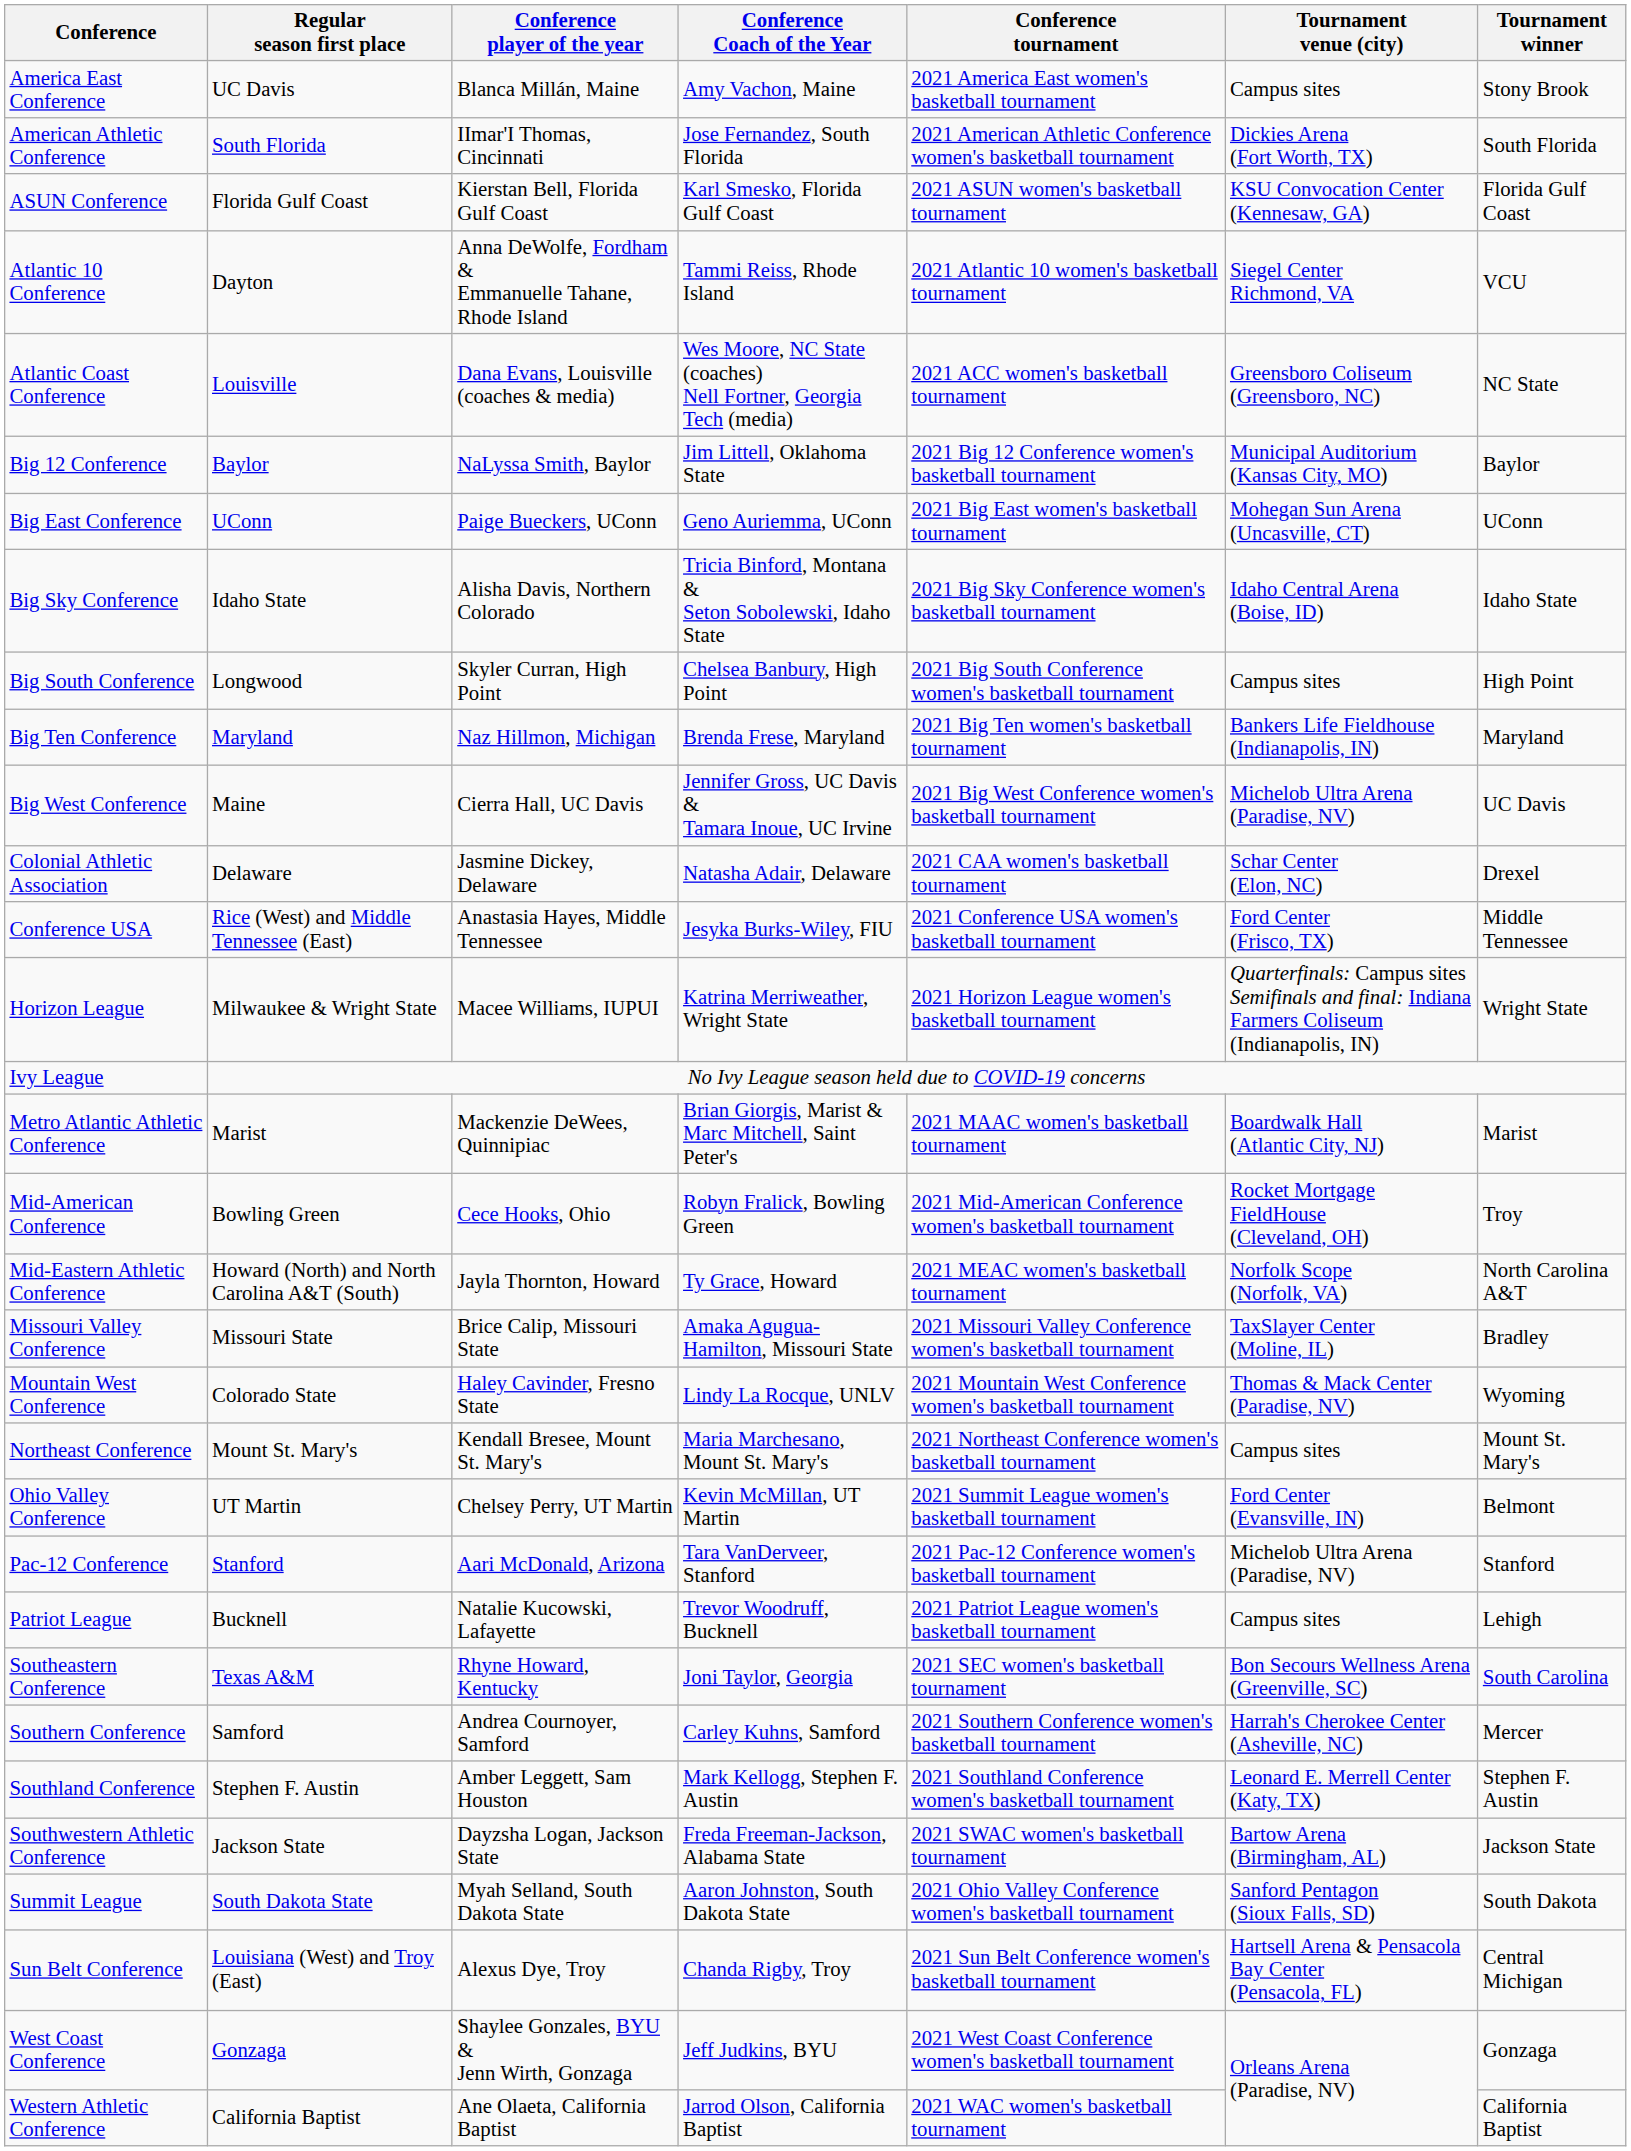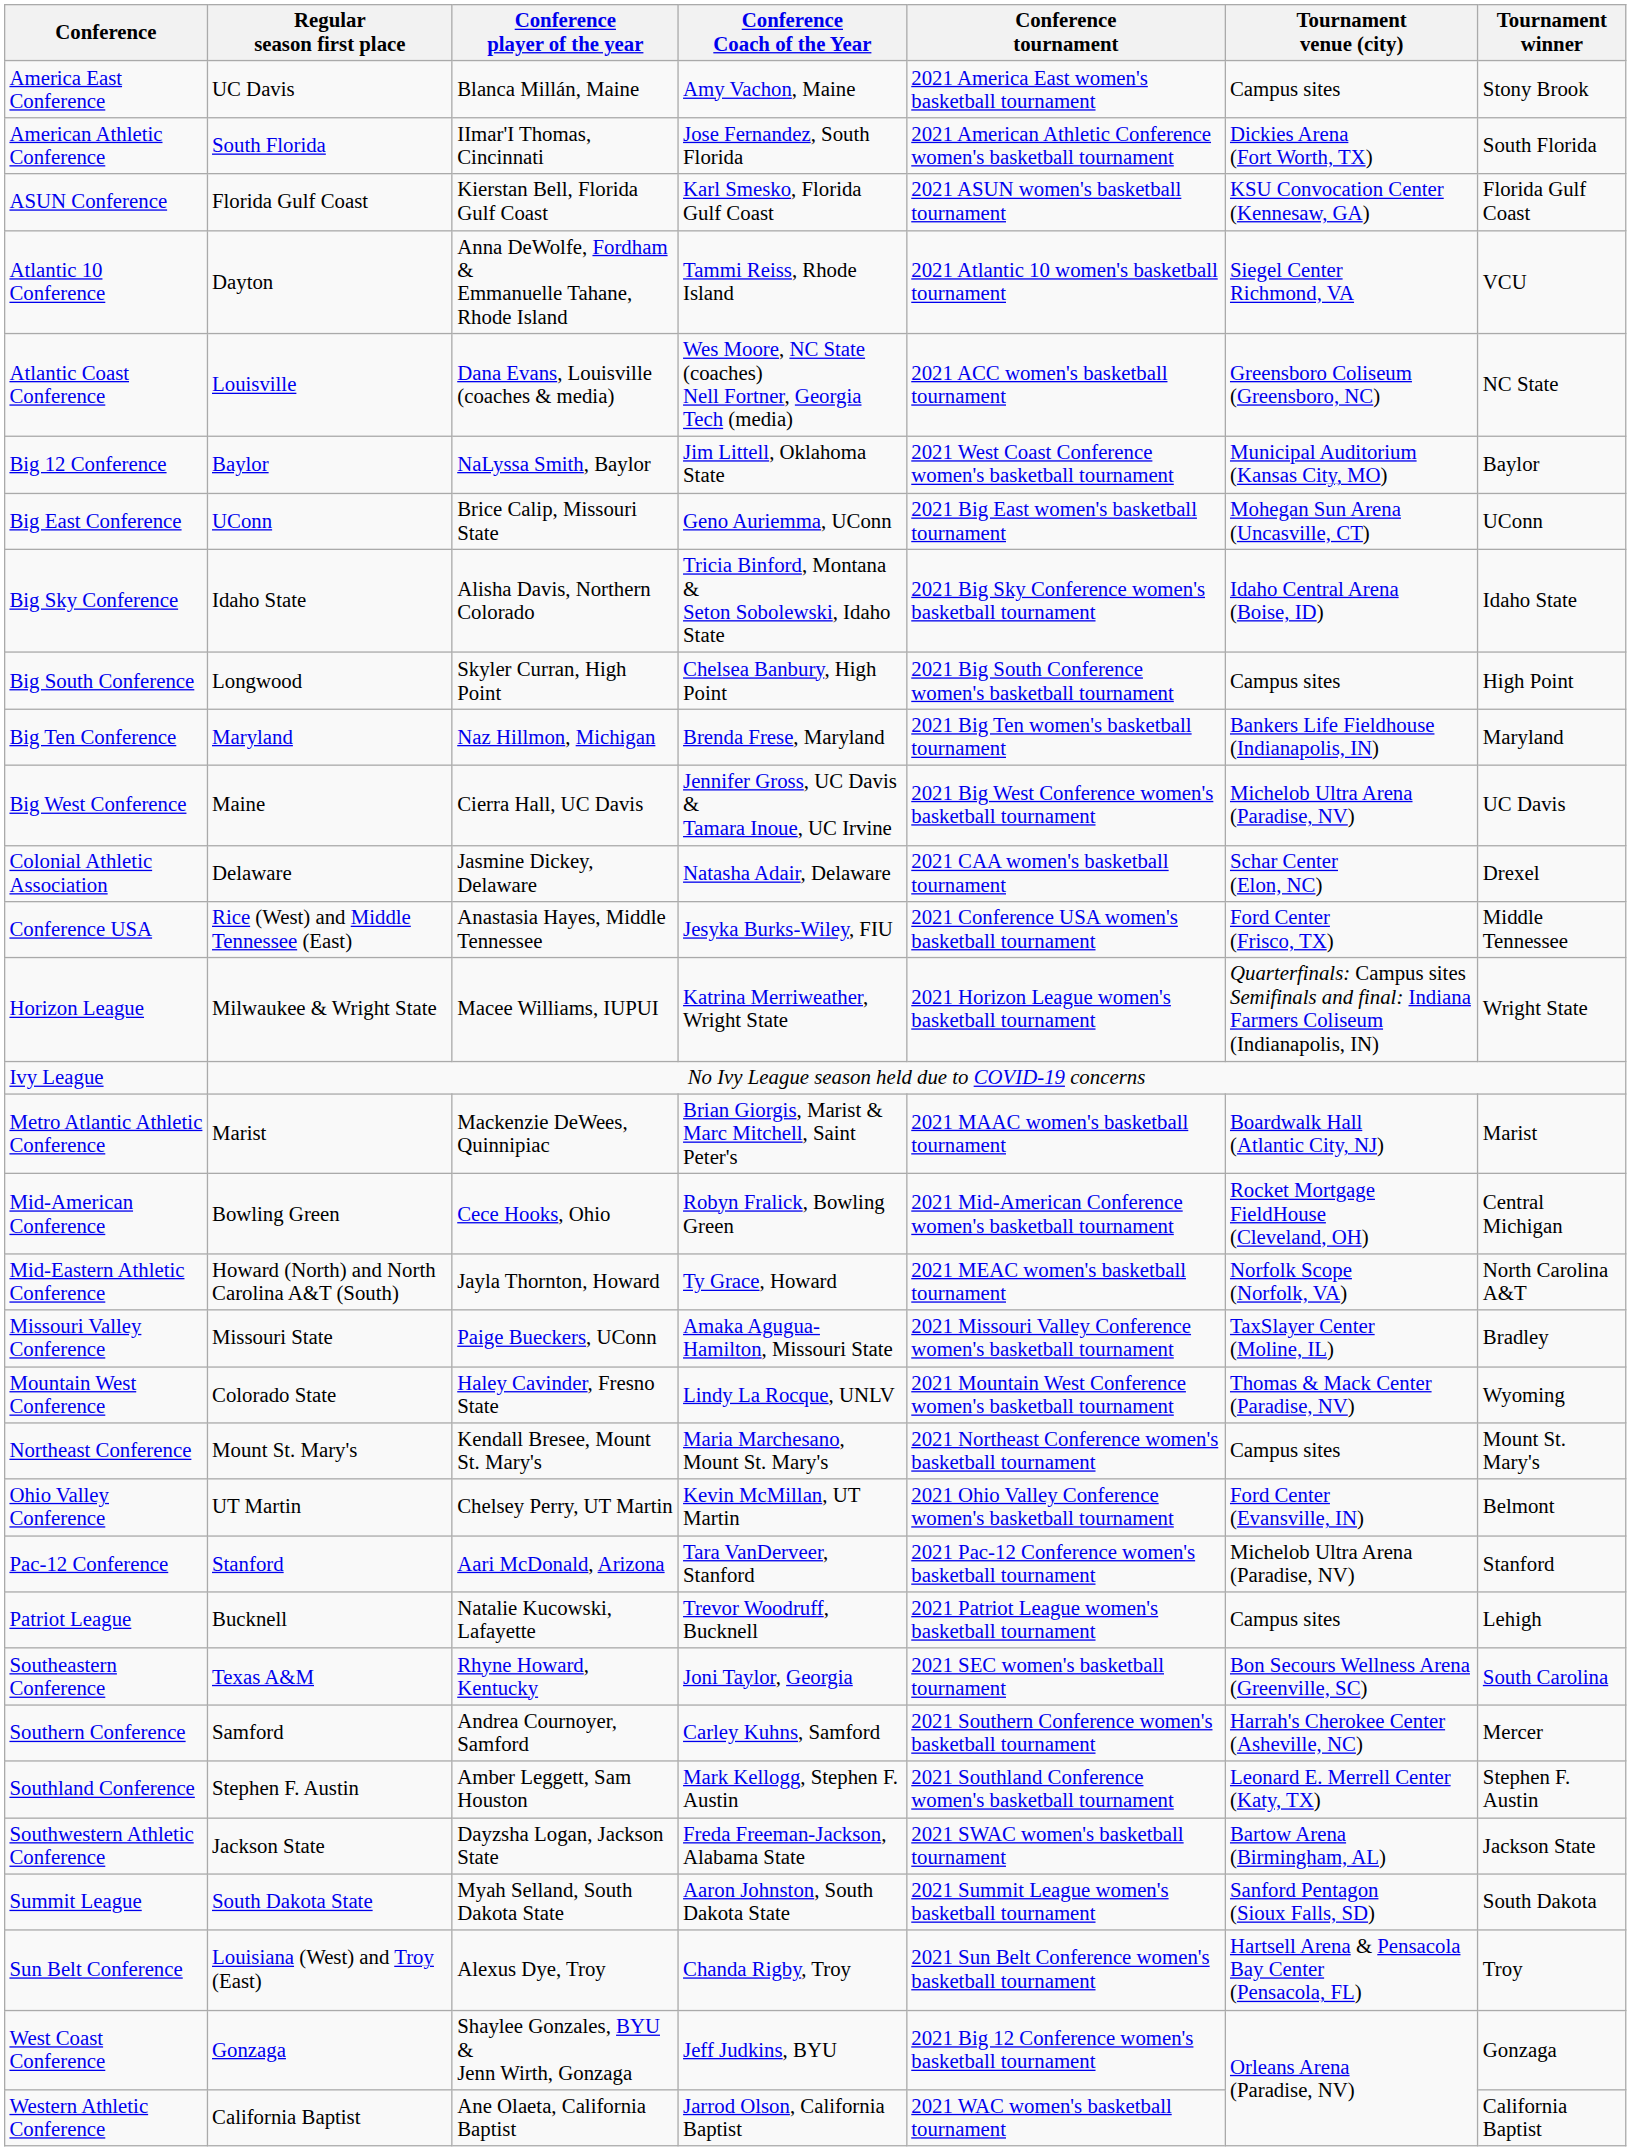(1052, 464) 2021 Big 12 Conference women's basketball tournament -> (1043, 464) 2021 West Coast Conference women's basketball tournament
(557, 521) Paige Bueckers, UConn -> (547, 521) Brice Calip, Missouri State
(1503, 1213) Troy -> (1523, 1213) Central Michigan
(547, 1338) Brice Calip, Missouri State -> (557, 1338) Paige Bueckers, UConn
(1040, 1507) 2021 Summit League women's basketball tournament -> (1043, 1507) 2021 Ohio Valley Conference women's basketball tournament
(1043, 1901) 2021 Ohio Valley Conference women's basketball tournament -> (1040, 1901) 2021 Summit League women's basketball tournament
(1523, 1970) Central Michigan -> (1503, 1970) Troy
(1043, 2049) 2021 West Coast Conference women's basketball tournament -> (1052, 2049) 2021 Big 12 Conference women's basketball tournament
